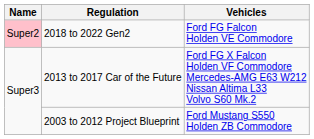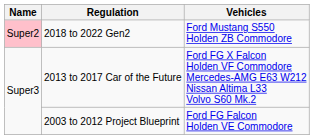(239, 33) Ford FG Falcon Holden VE Commodore -> (239, 33) Ford Mustang S550 Holden ZB Commodore
(239, 121) Ford Mustang S550 Holden ZB Commodore -> (239, 121) Ford FG Falcon Holden VE Commodore
